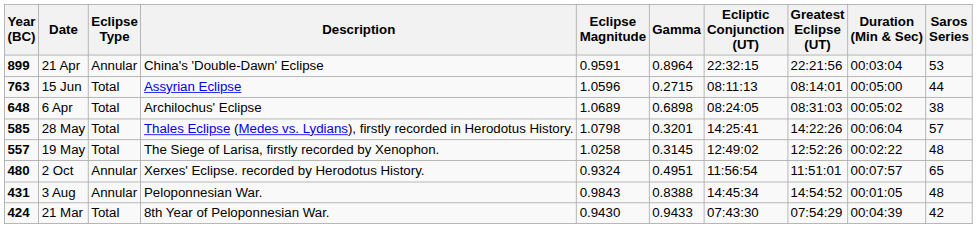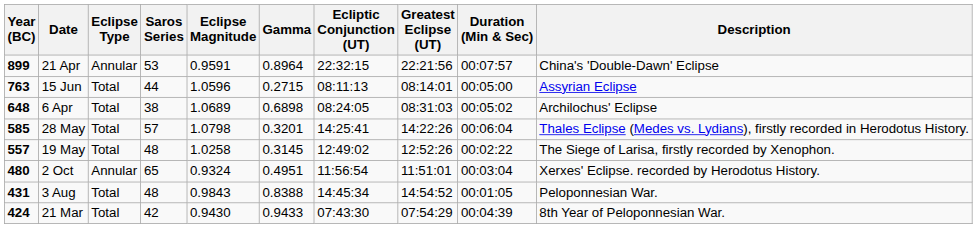columns swapped: (949, 29) <-> (359, 29)
(876, 65) 00:03:04 -> (487, 65) 00:07:57
(876, 171) 00:07:57 -> (487, 171) 00:03:04
(114, 192) Annular -> (105, 192) Total
